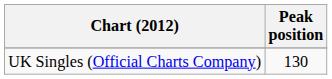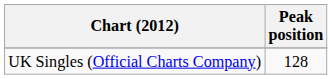(296, 61) 130 -> (296, 61) 128
